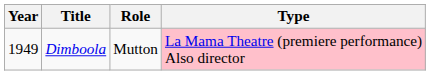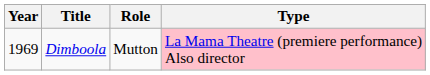(23, 49) 1949 -> (23, 49) 1969
